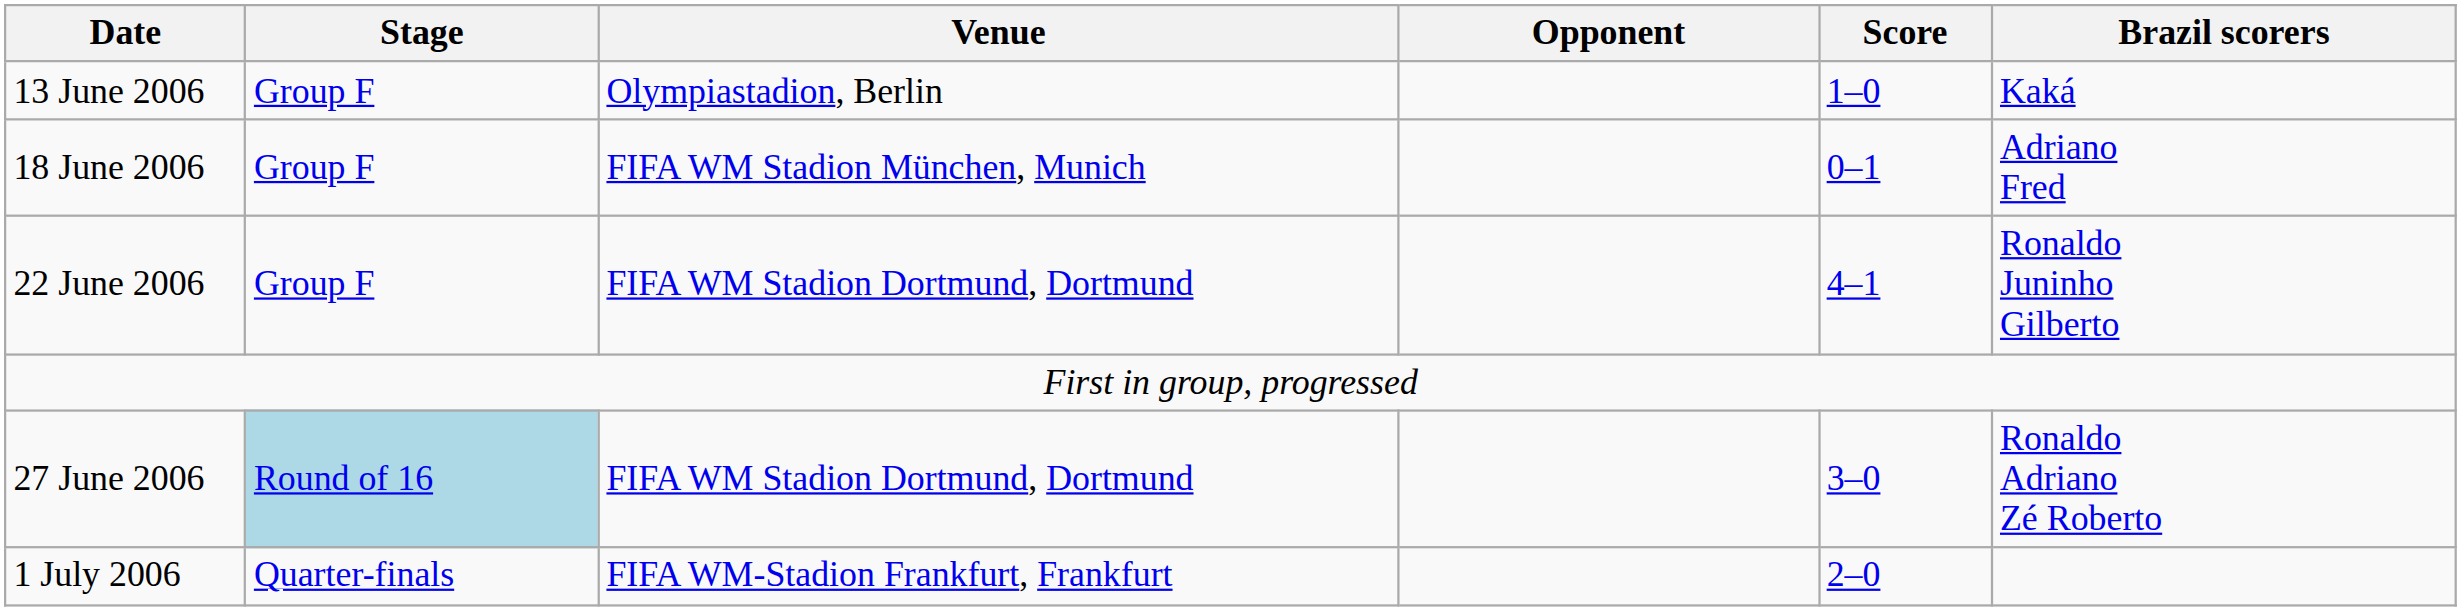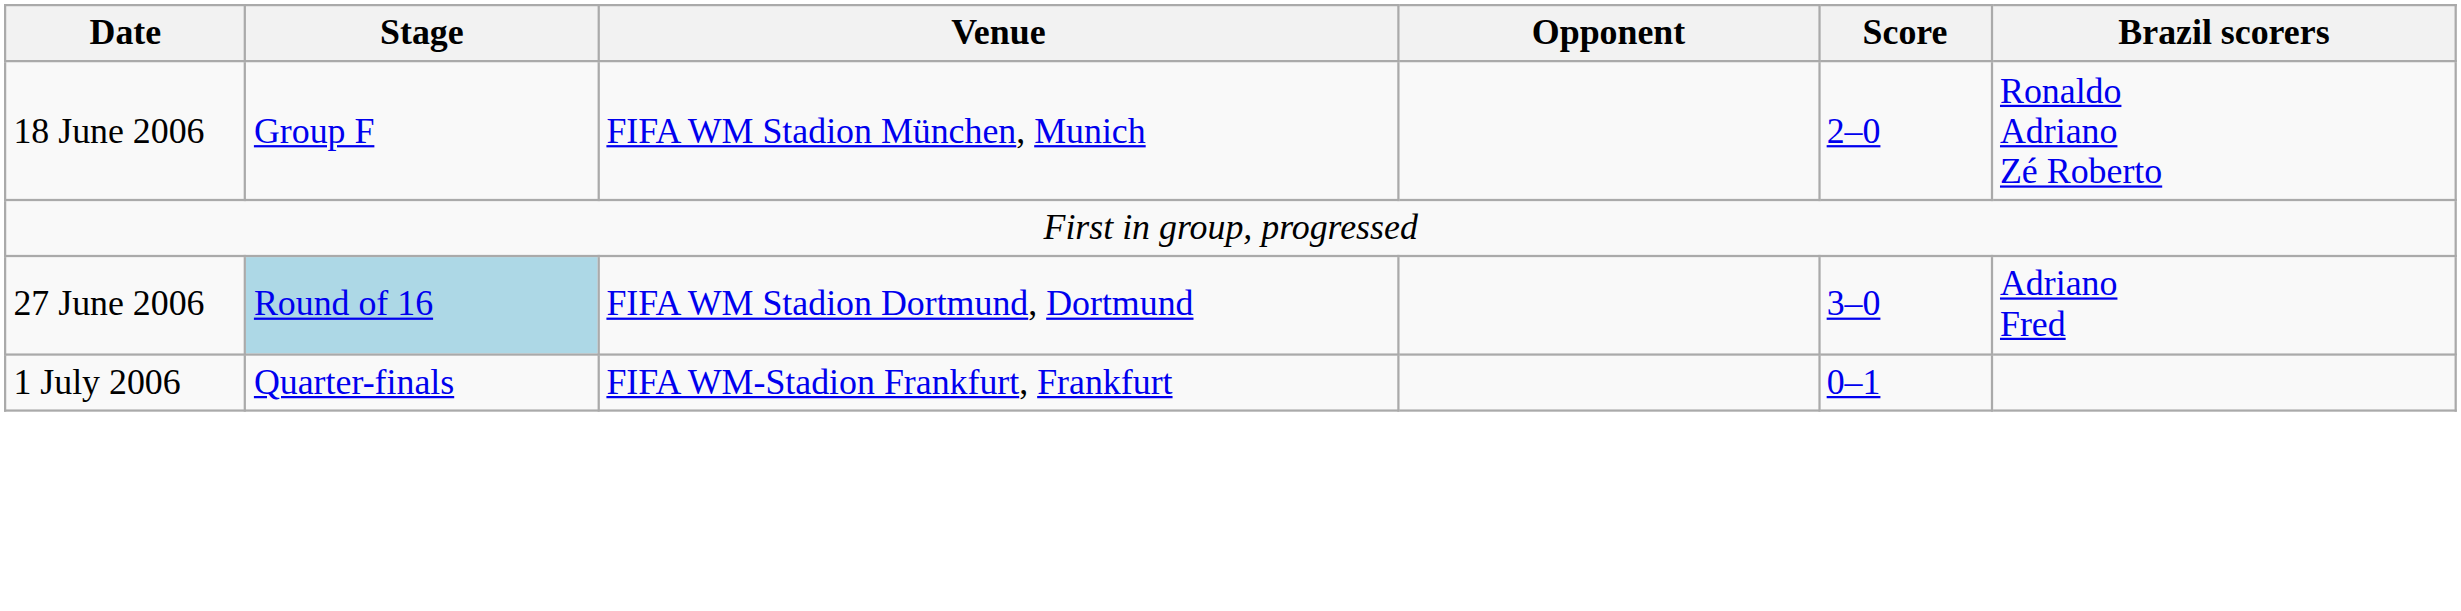- row: (109, 89)
(1854, 166) 0–1 -> (1854, 130) 2–0
(2059, 166) Adriano Fred -> (2081, 130) Ronaldo Adriano Zé Roberto
- row: (109, 284)
(2081, 478) Ronaldo Adriano Zé Roberto -> (2059, 304) Adriano Fred
(1854, 575) 2–0 -> (1854, 381) 0–1
